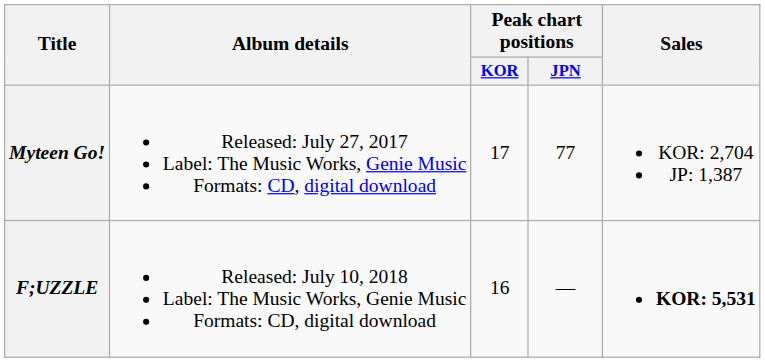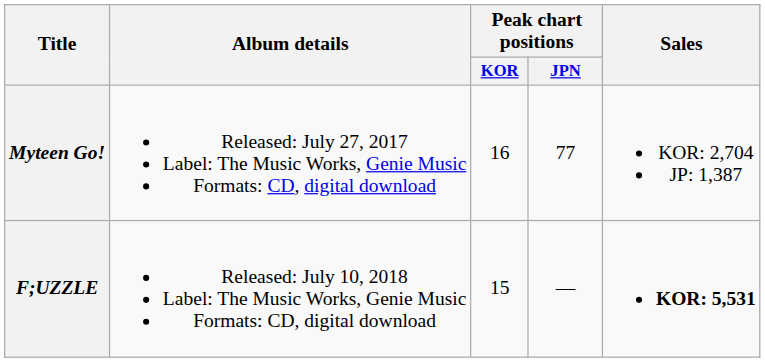(500, 152) 17 -> (500, 152) 16
(500, 288) 16 -> (500, 288) 15
